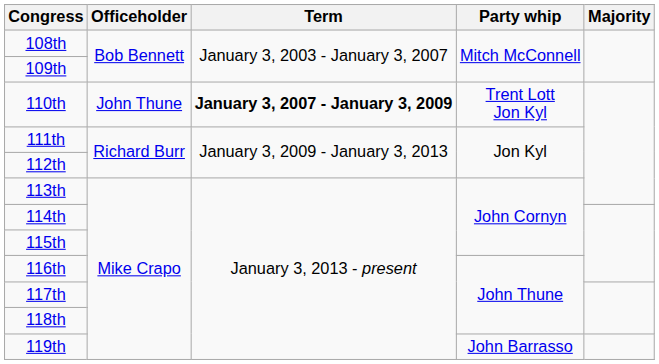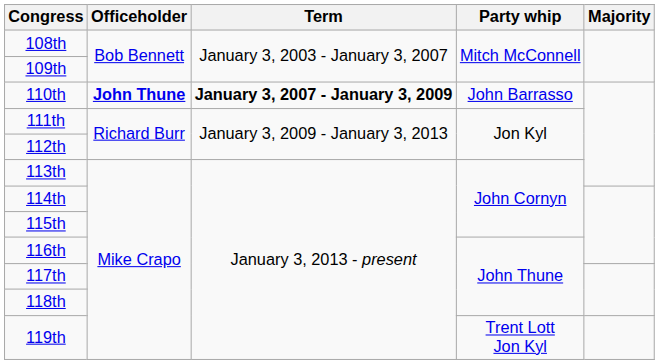(139, 104) normal -> (139, 95) bold
(520, 104) Trent Lott Jon Kyl -> (520, 95) John Barrasso
(520, 346) John Barrasso -> (520, 337) Trent Lott Jon Kyl
